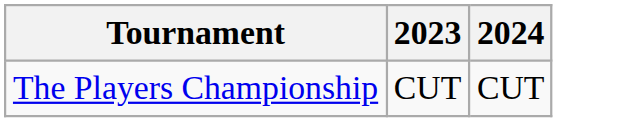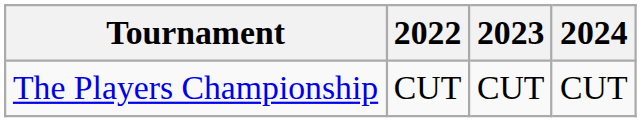+ column: (428, 32)
